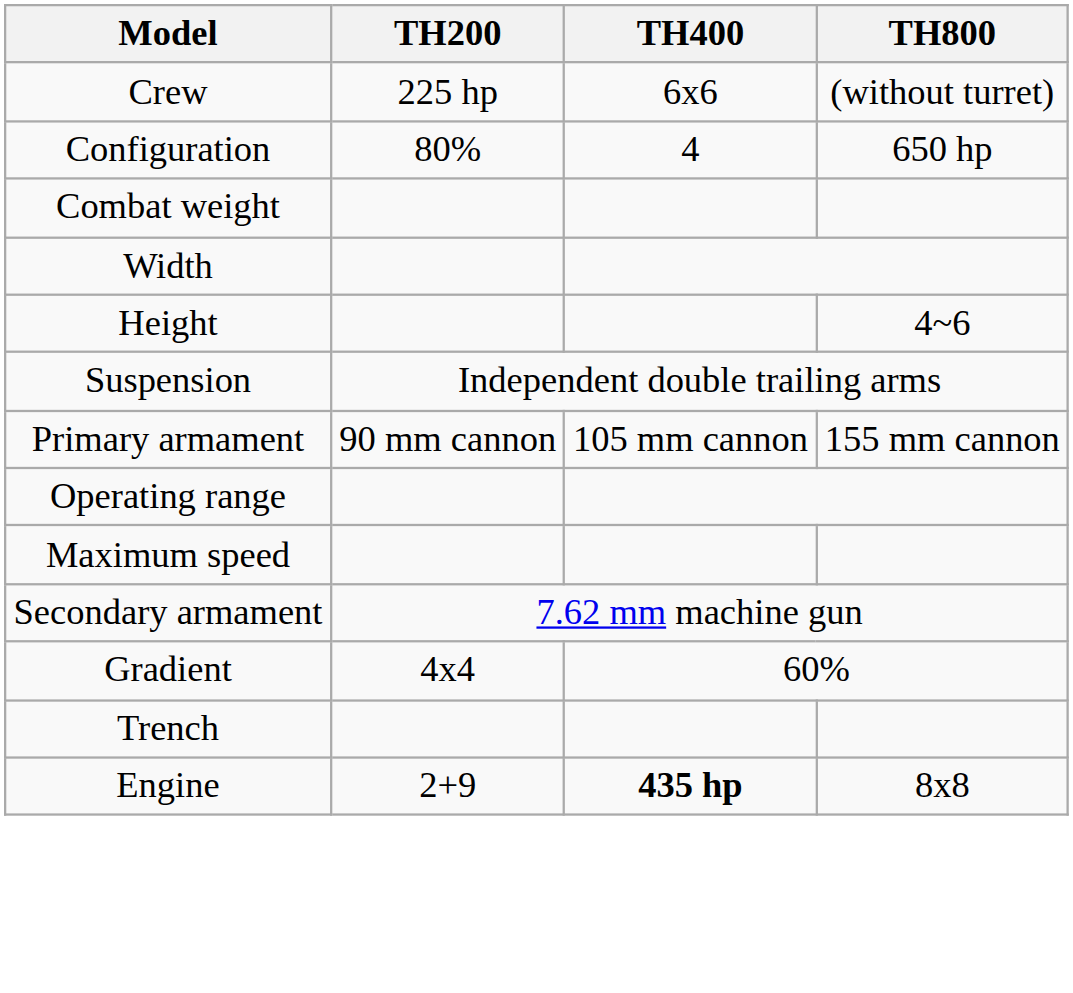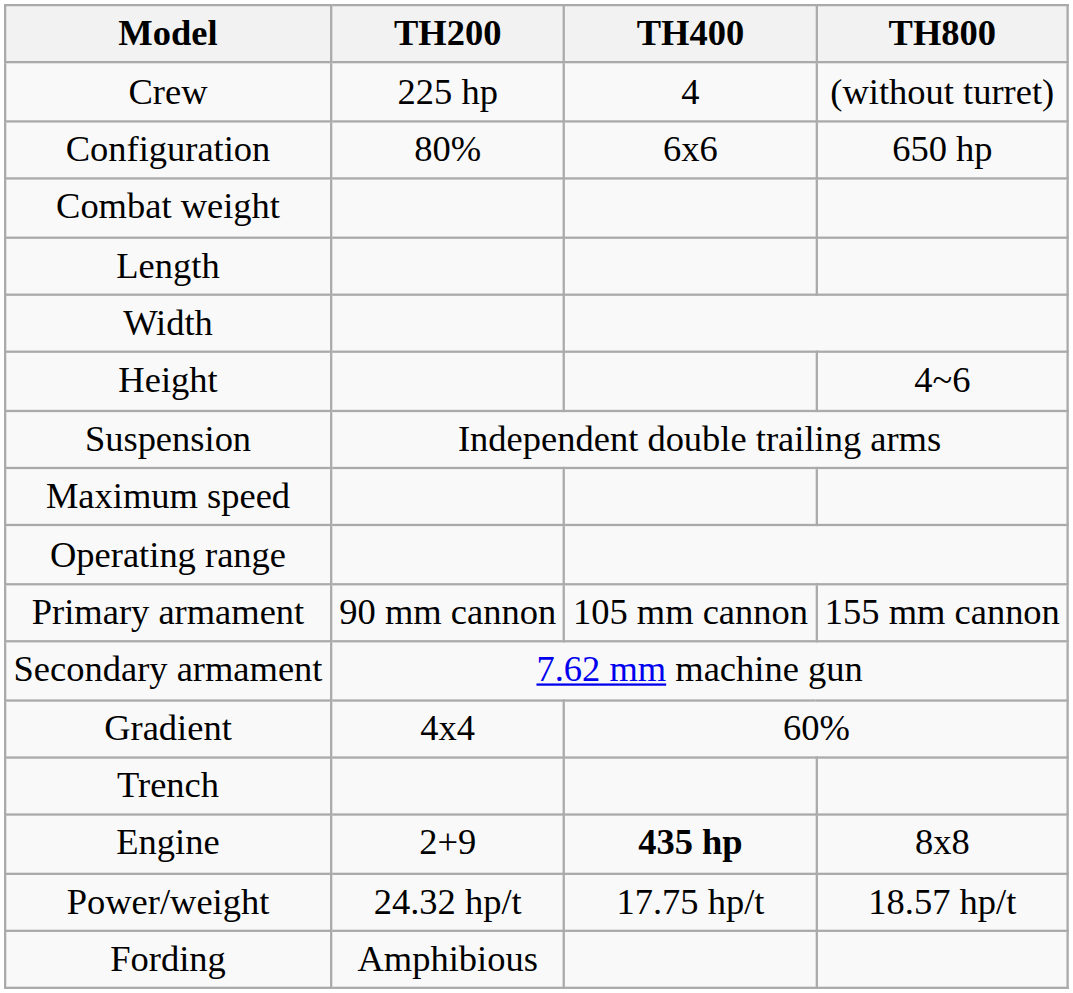(690, 91) 6x6 -> (690, 91) 4
(690, 149) 4 -> (690, 149) 6x6
+ row: (168, 264)
rows swapped: (168, 554) <-> (168, 438)
+ row: (168, 901)
+ row: (168, 959)
